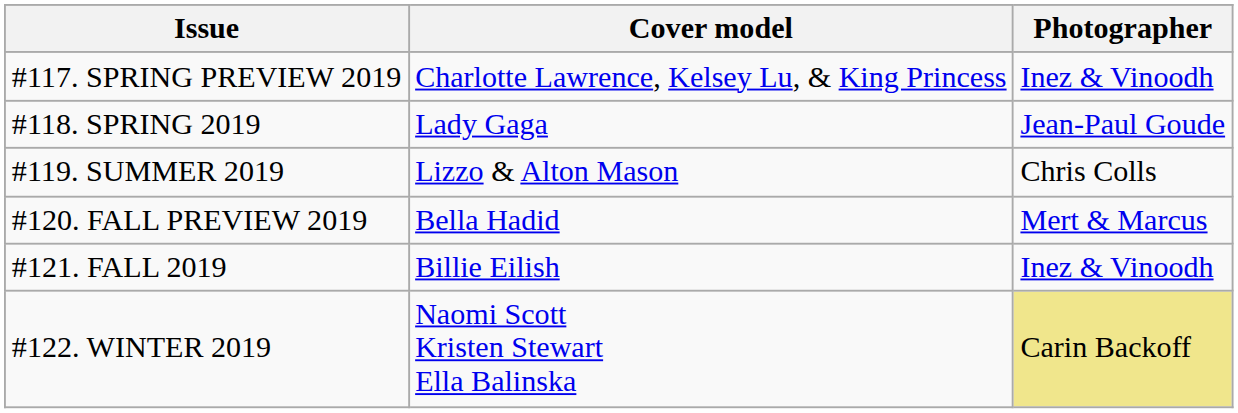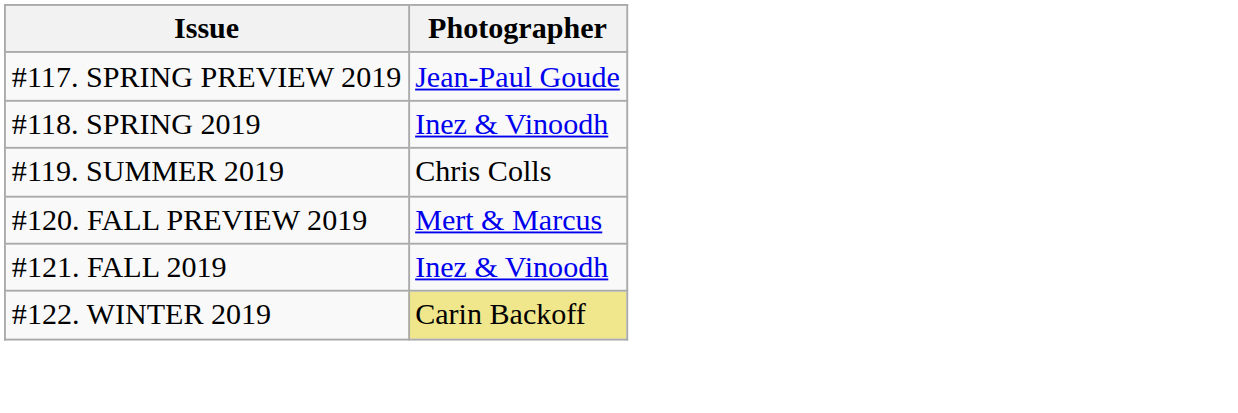- column: (711, 28)
(1117, 76) Inez & Vinoodh -> (517, 76) Jean-Paul Goude
(1123, 123) Jean-Paul Goude -> (512, 123) Inez & Vinoodh
